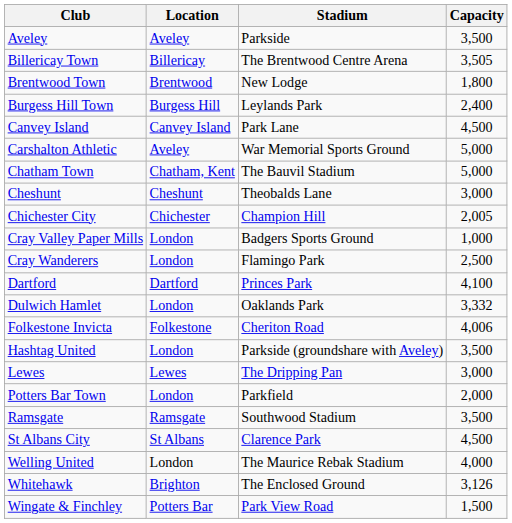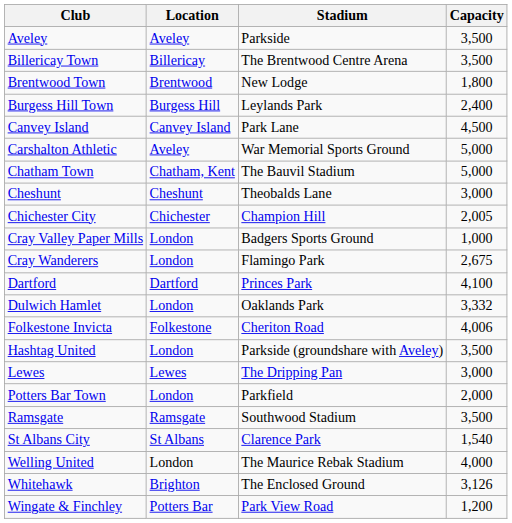(477, 60) 3,505 -> (477, 60) 3,500
(477, 261) 2,500 -> (477, 261) 2,675
(477, 439) 4,500 -> (477, 439) 1,540
(477, 506) 1,500 -> (477, 506) 1,200
